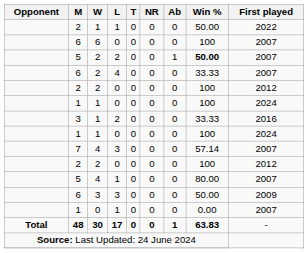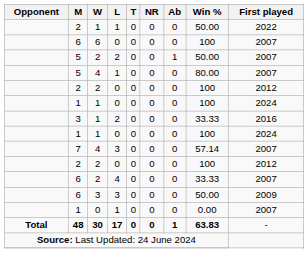(207, 57) bold -> (207, 57) normal
rows swapped: (78, 73) <-> (78, 179)
